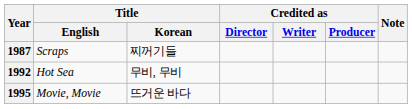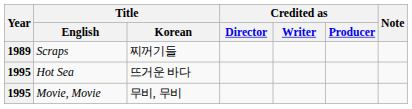(19, 51) 1987 -> (19, 51) 1989
(19, 72) 1992 -> (19, 72) 1995
(156, 72) 무비, 무비 -> (160, 72) 뜨거운 바다
(160, 92) 뜨거운 바다 -> (156, 92) 무비, 무비
